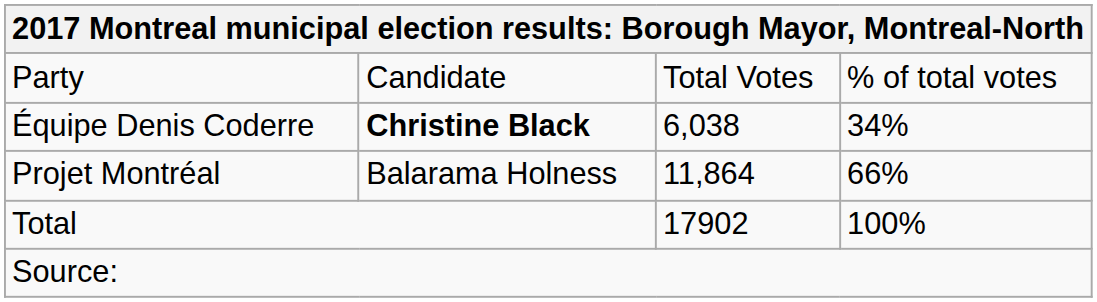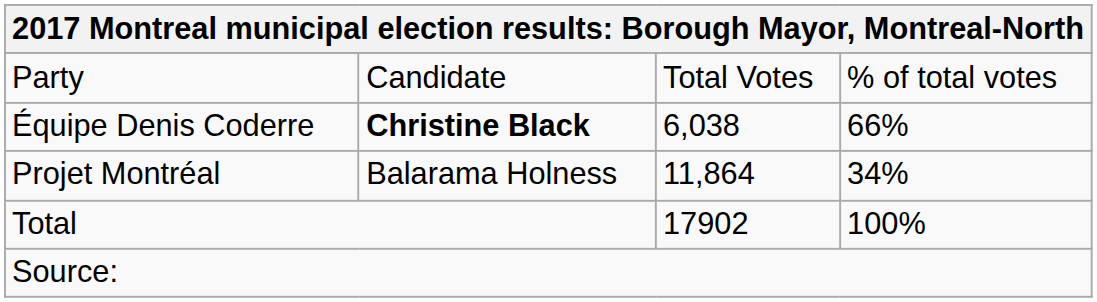(878, 126) 34% -> (878, 126) 66%
(878, 175) 66% -> (878, 175) 34%
